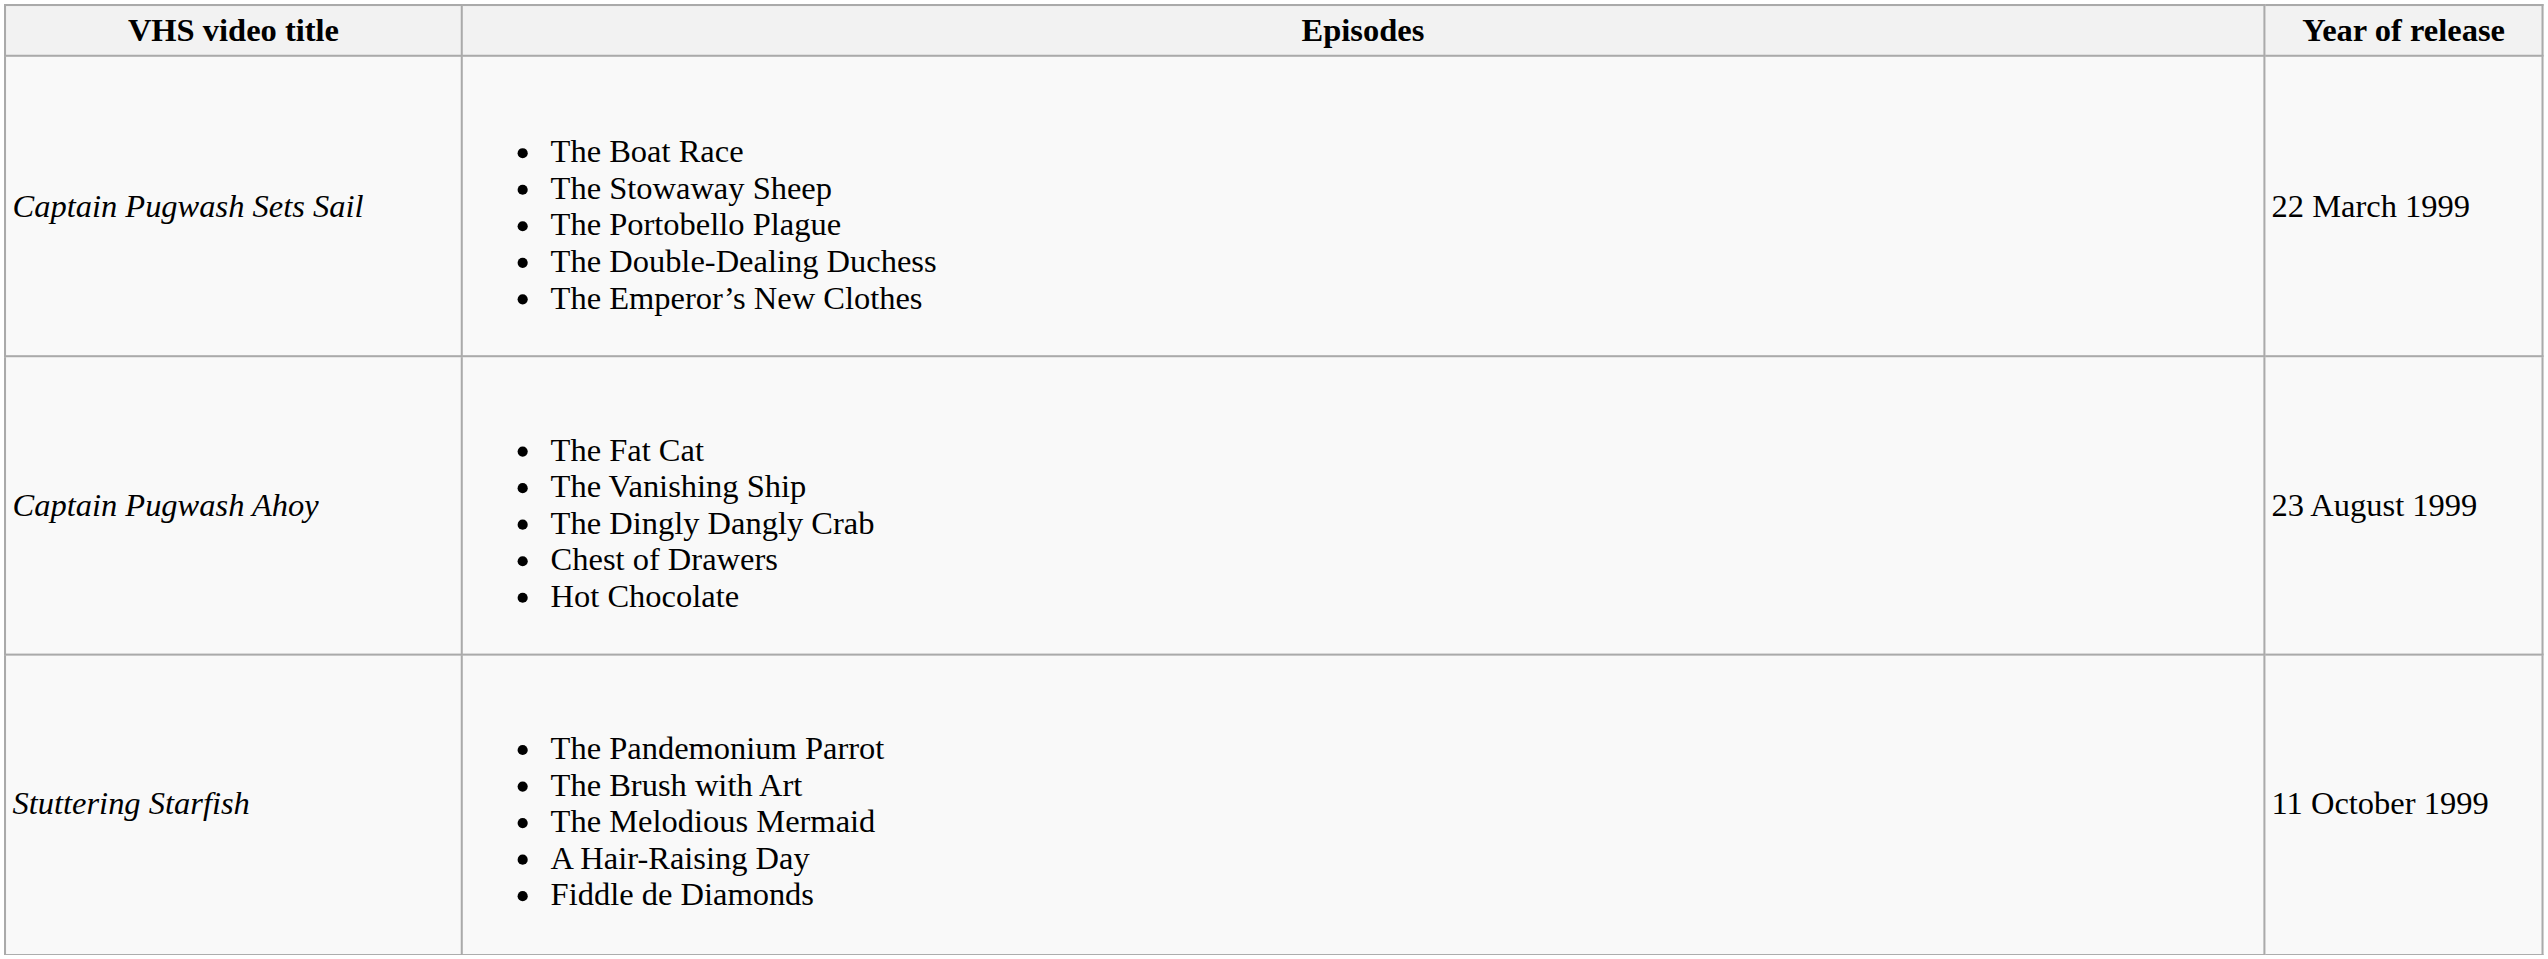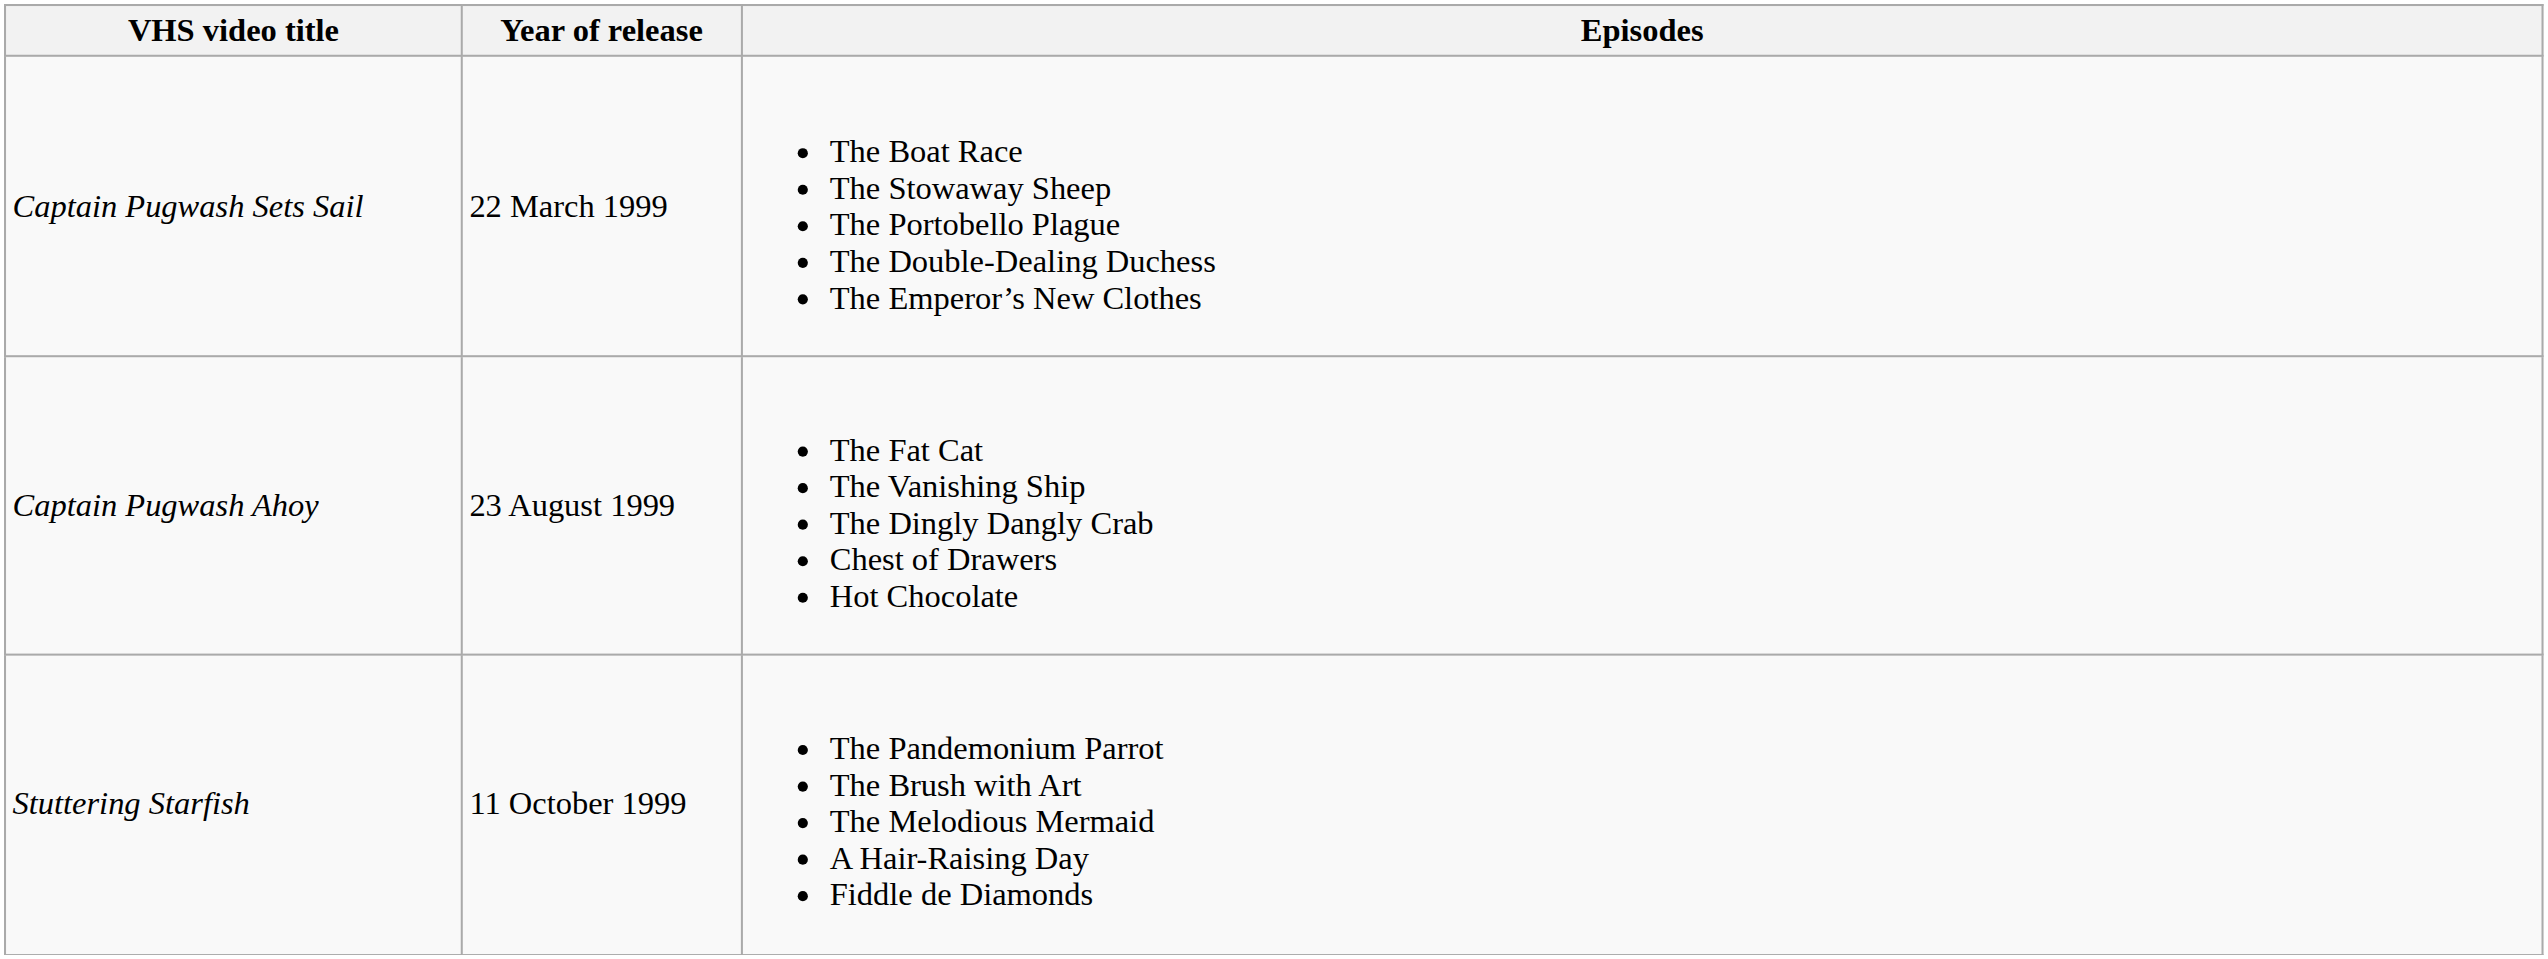columns swapped: (2404, 30) <-> (1363, 30)
